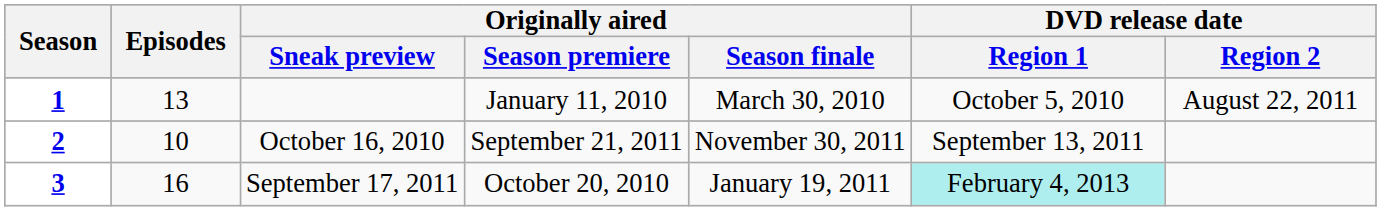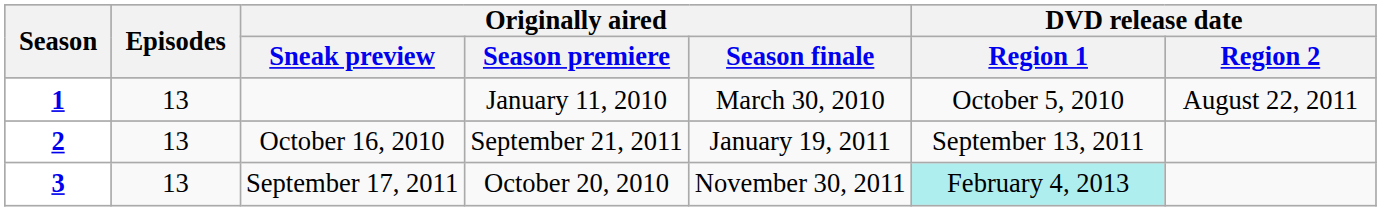(176, 141) 10 -> (176, 141) 13
(800, 141) November 30, 2011 -> (800, 141) January 19, 2011
(176, 183) 16 -> (176, 183) 13
(800, 183) January 19, 2011 -> (800, 183) November 30, 2011
